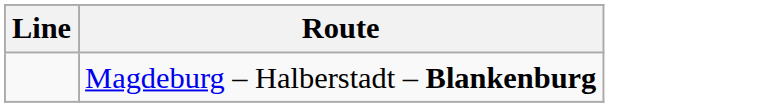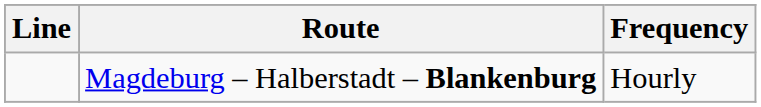+ column: (679, 28)
